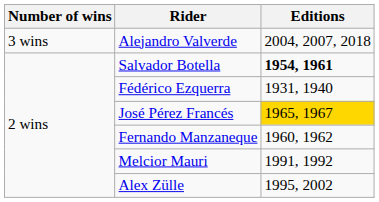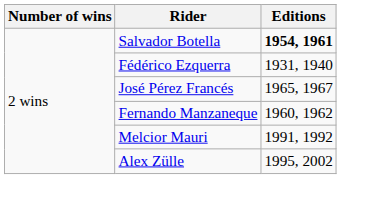- row: (178, 40)
(299, 112) gold background -> (299, 88) no background
